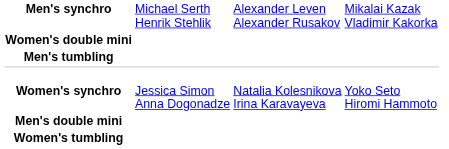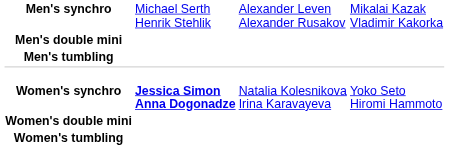rows swapped: (69, 121) <-> (69, 40)
(183, 97) normal -> (185, 97) bold
